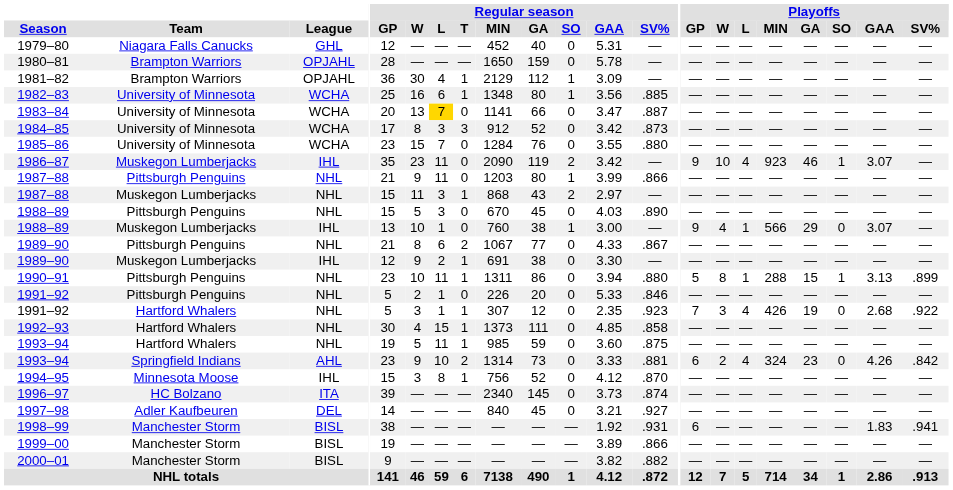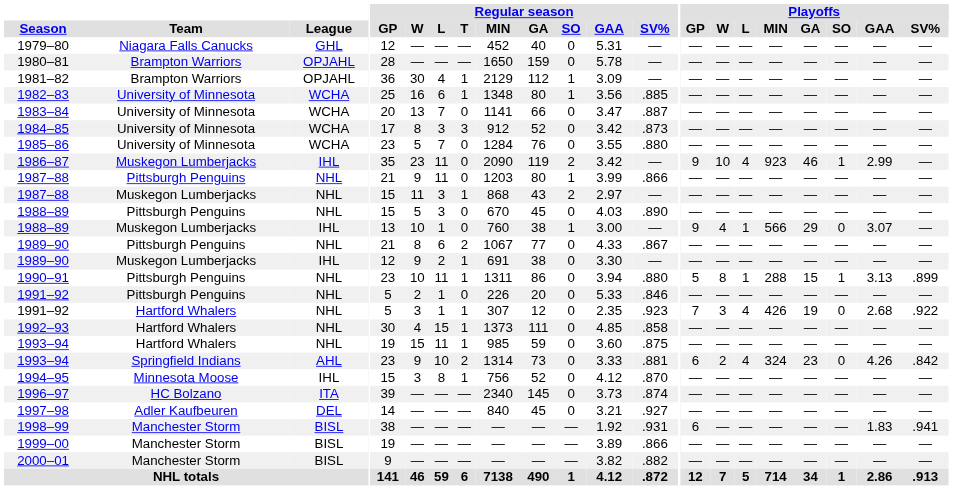(441, 111) gold background -> (441, 111) no background
(417, 145) 15 -> (417, 145) 5
(880, 161) 3.07 -> (880, 161) 2.99
(417, 344) 5 -> (417, 344) 15
